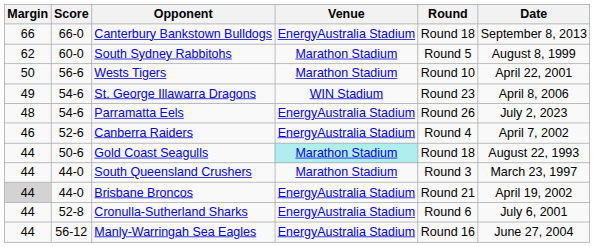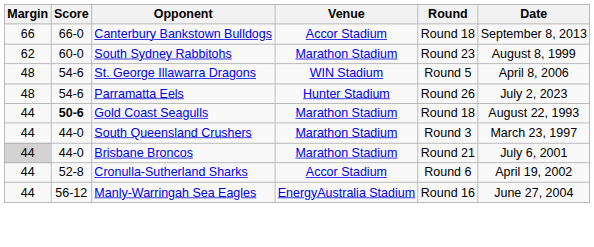(346, 34) EnergyAustralia Stadium -> (346, 34) Accor Stadium
(448, 53) Round 5 -> (448, 53) Round 23
- row: (130, 73)
(28, 93) 49 -> (28, 73) 48
(448, 93) Round 23 -> (448, 73) Round 5
(346, 113) EnergyAustralia Stadium -> (346, 93) Hunter Stadium
- row: (144, 133)
(71, 152) normal -> (71, 113) bold
(346, 152) paleturquoise background -> (346, 113) no background
(346, 192) EnergyAustralia Stadium -> (346, 152) Marathon Stadium
(534, 192) April 19, 2002 -> (534, 152) July 6, 2001
(346, 212) EnergyAustralia Stadium -> (346, 172) Accor Stadium
(534, 212) July 6, 2001 -> (534, 172) April 19, 2002
